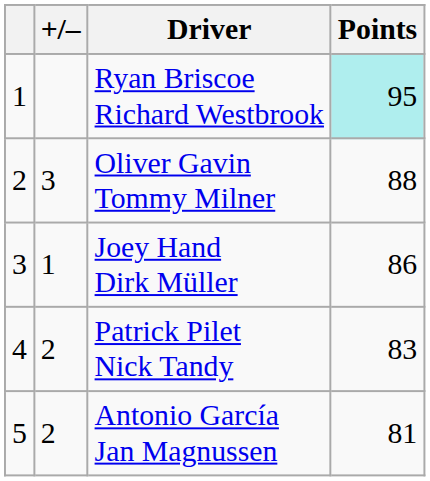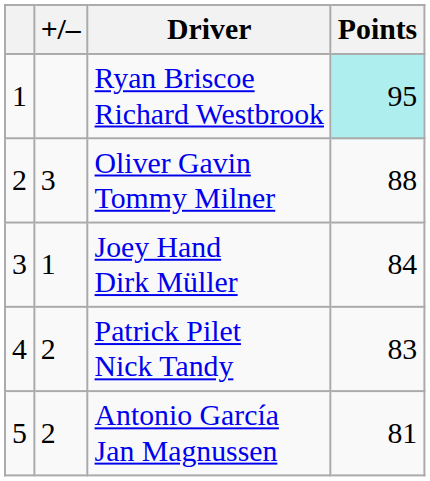(402, 264) 86 -> (402, 264) 84
